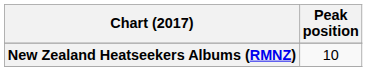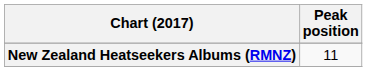(331, 54) 10 -> (331, 54) 11
